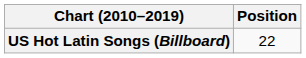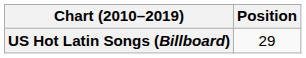(267, 40) 22 -> (267, 40) 29
